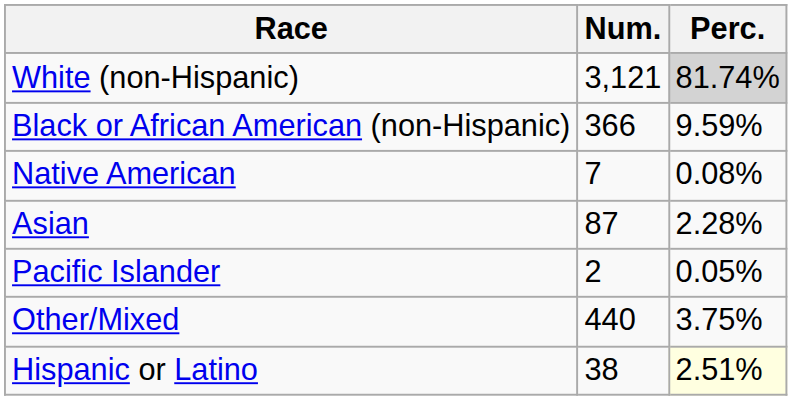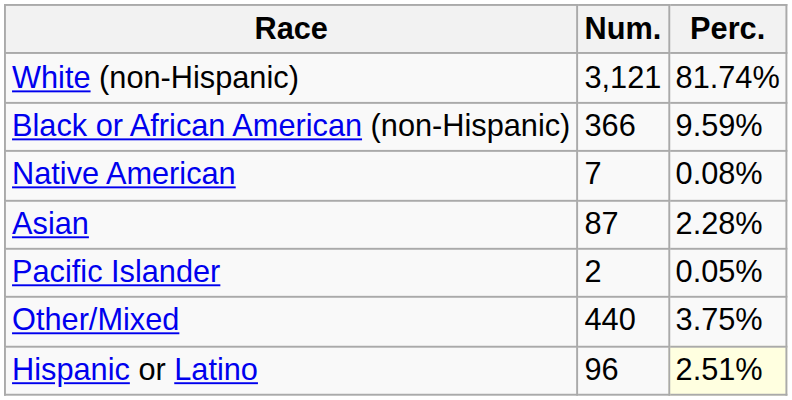(728, 77) lightgrey background -> (728, 77) no background
(602, 369) 38 -> (602, 369) 96
